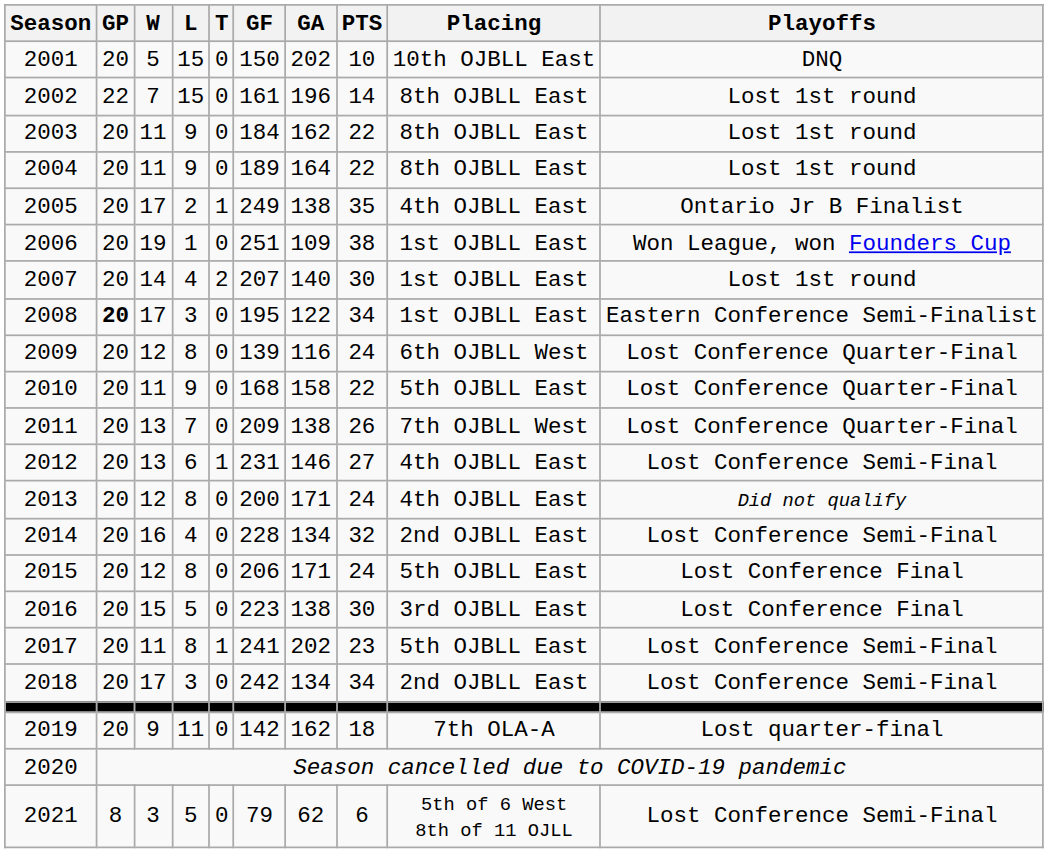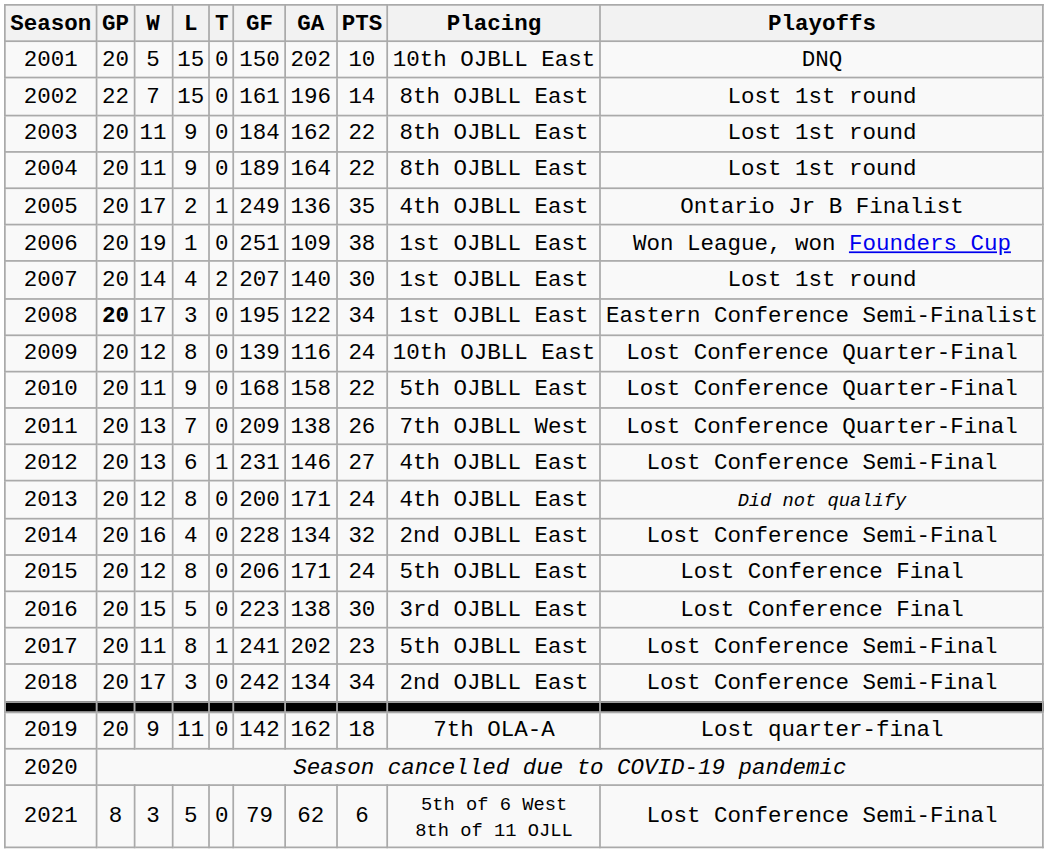(311, 206) 138 -> (311, 206) 136
(494, 353) 6th OJBLL West -> (494, 353) 10th OJBLL East
